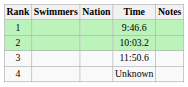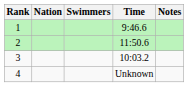columns swapped: (96, 12) <-> (56, 12)
(134, 43) 10:03.2 -> (134, 43) 11:50.6
(134, 58) 11:50.6 -> (134, 58) 10:03.2
